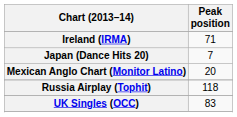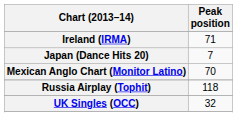(210, 71) 20 -> (210, 71) 70
(210, 103) 83 -> (210, 103) 32
